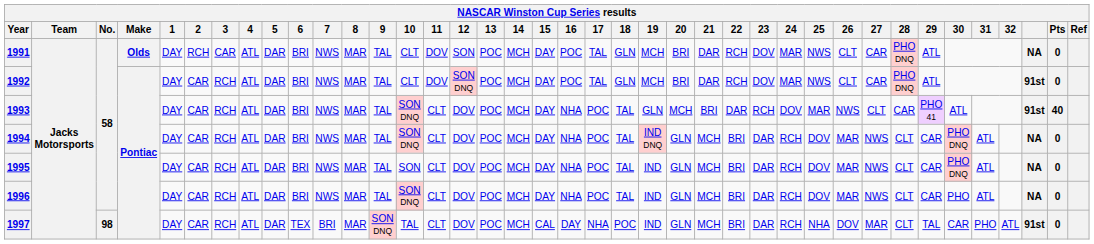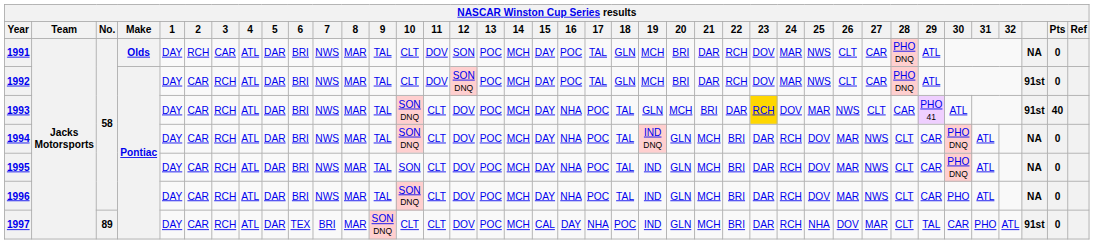(764, 110) no background -> (764, 110) gold background
(107, 225) 98 -> (107, 225) 89
(410, 225) TAL -> (410, 225) CLT
